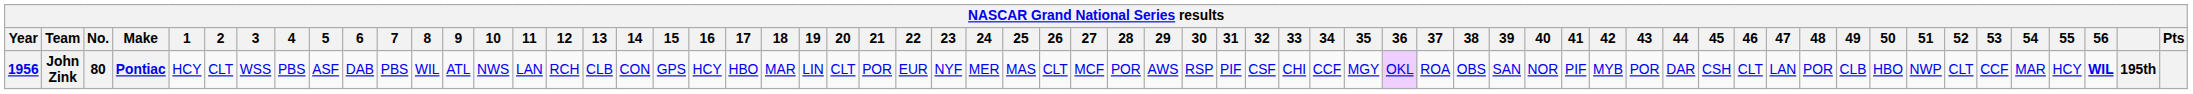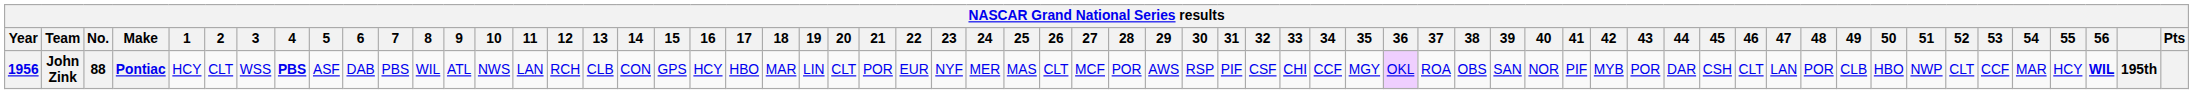(98, 69) 80 -> (98, 69) 88
(292, 69) normal -> (292, 69) bold
